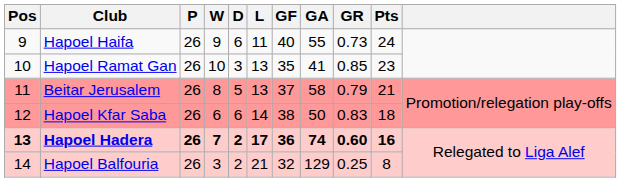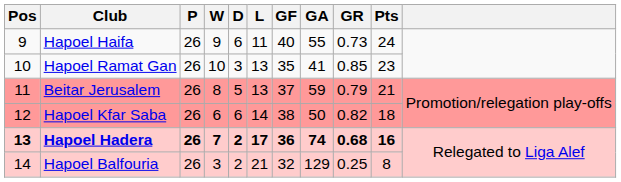(317, 90) 58 -> (317, 90) 59
(352, 115) 0.83 -> (352, 115) 0.82
(352, 139) 0.60 -> (352, 139) 0.68
